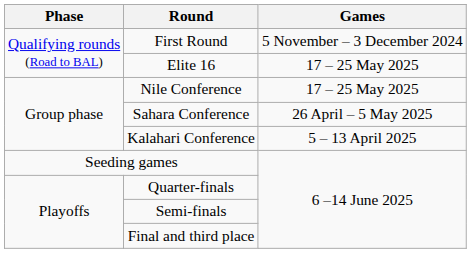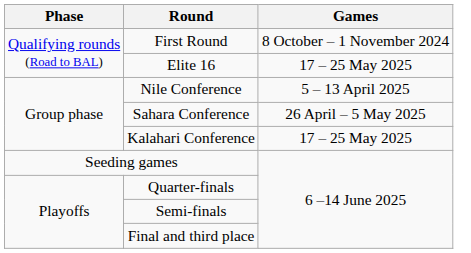(362, 41) 5 November – 3 December 2024 -> (356, 41) 8 October – 1 November 2024
(362, 89) 17 – 25 May 2025 -> (356, 89) 5 – 13 April 2025
(362, 138) 5 – 13 April 2025 -> (356, 138) 17 – 25 May 2025
